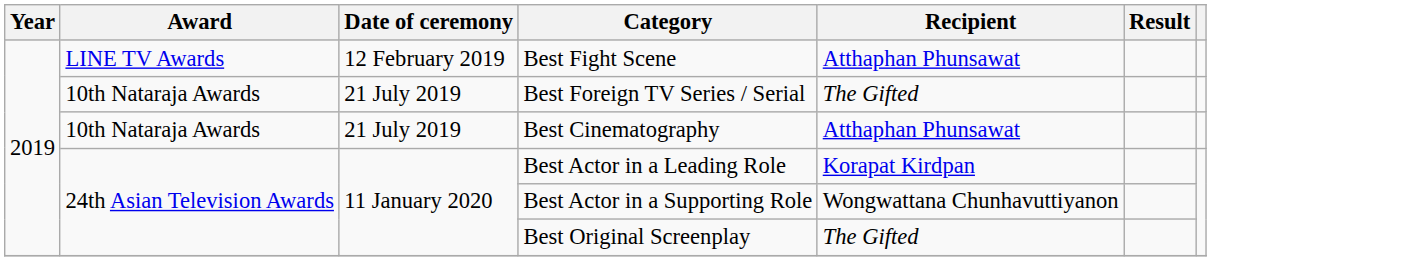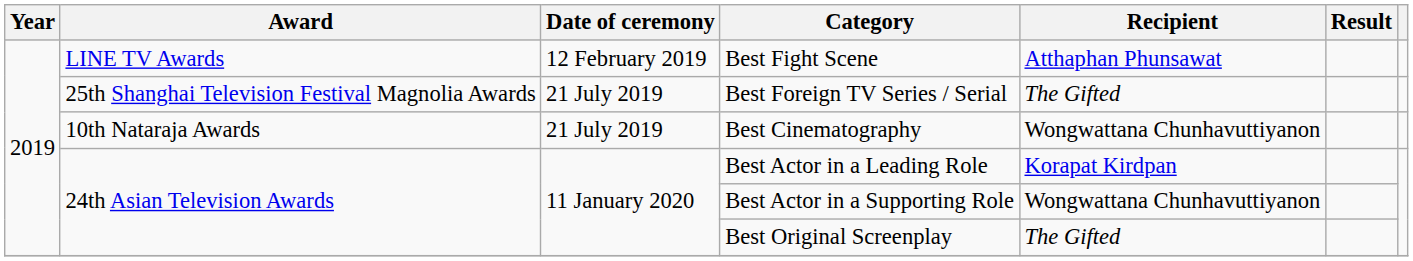(163, 93) 10th Nataraja Awards -> (301, 93) 25th Shanghai Television Festival Magnolia Awards
(921, 129) Atthaphan Phunsawat -> (1172, 129) Wongwattana Chunhavuttiyanon
